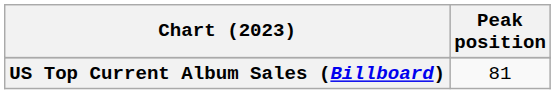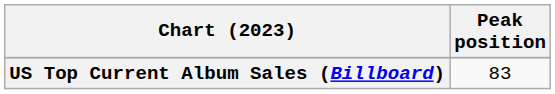(500, 74) 81 -> (500, 74) 83
